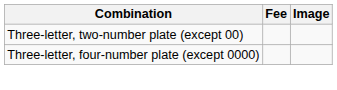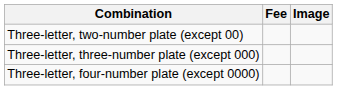+ row: (133, 54)
